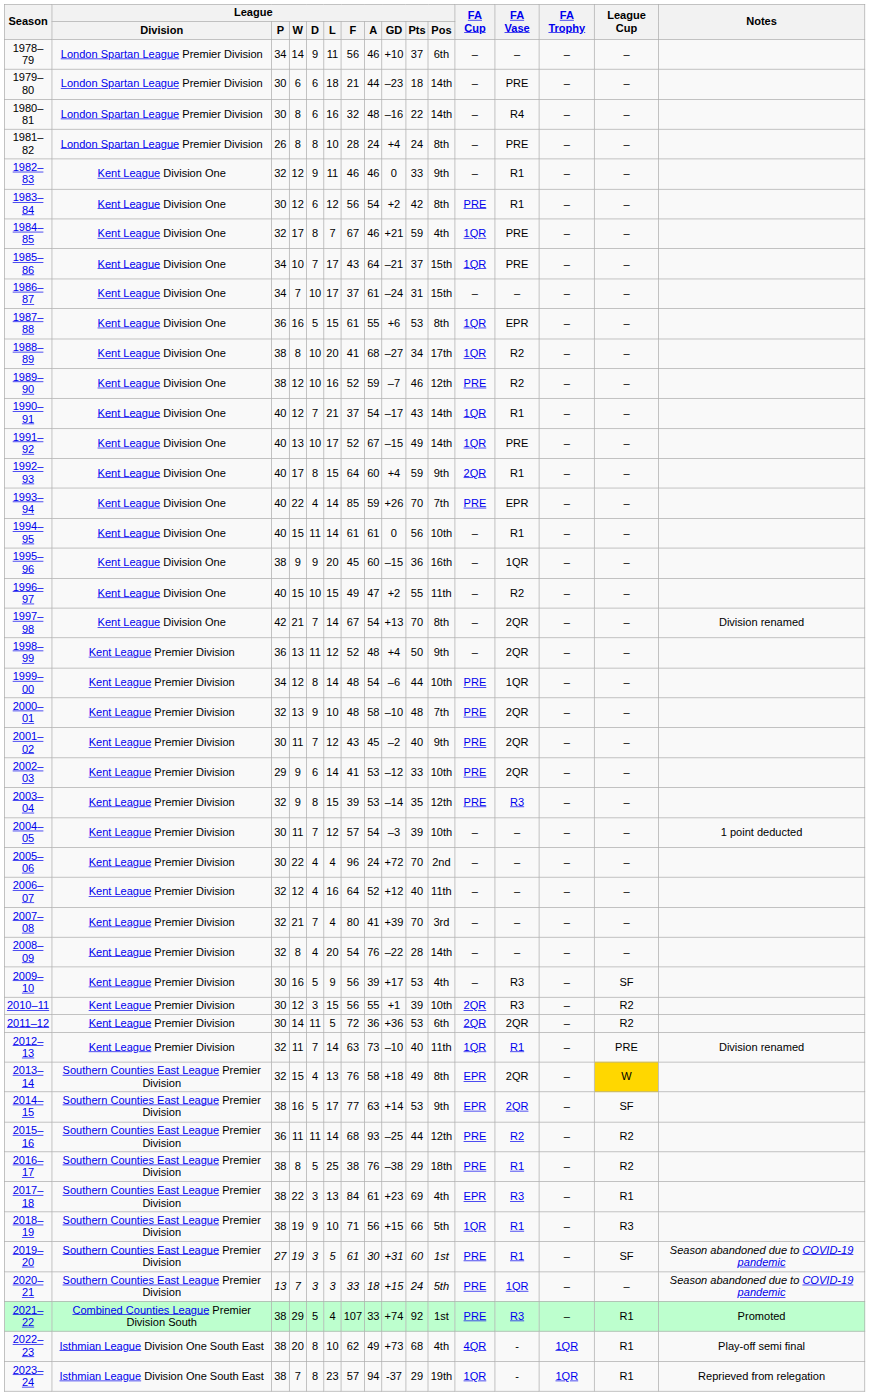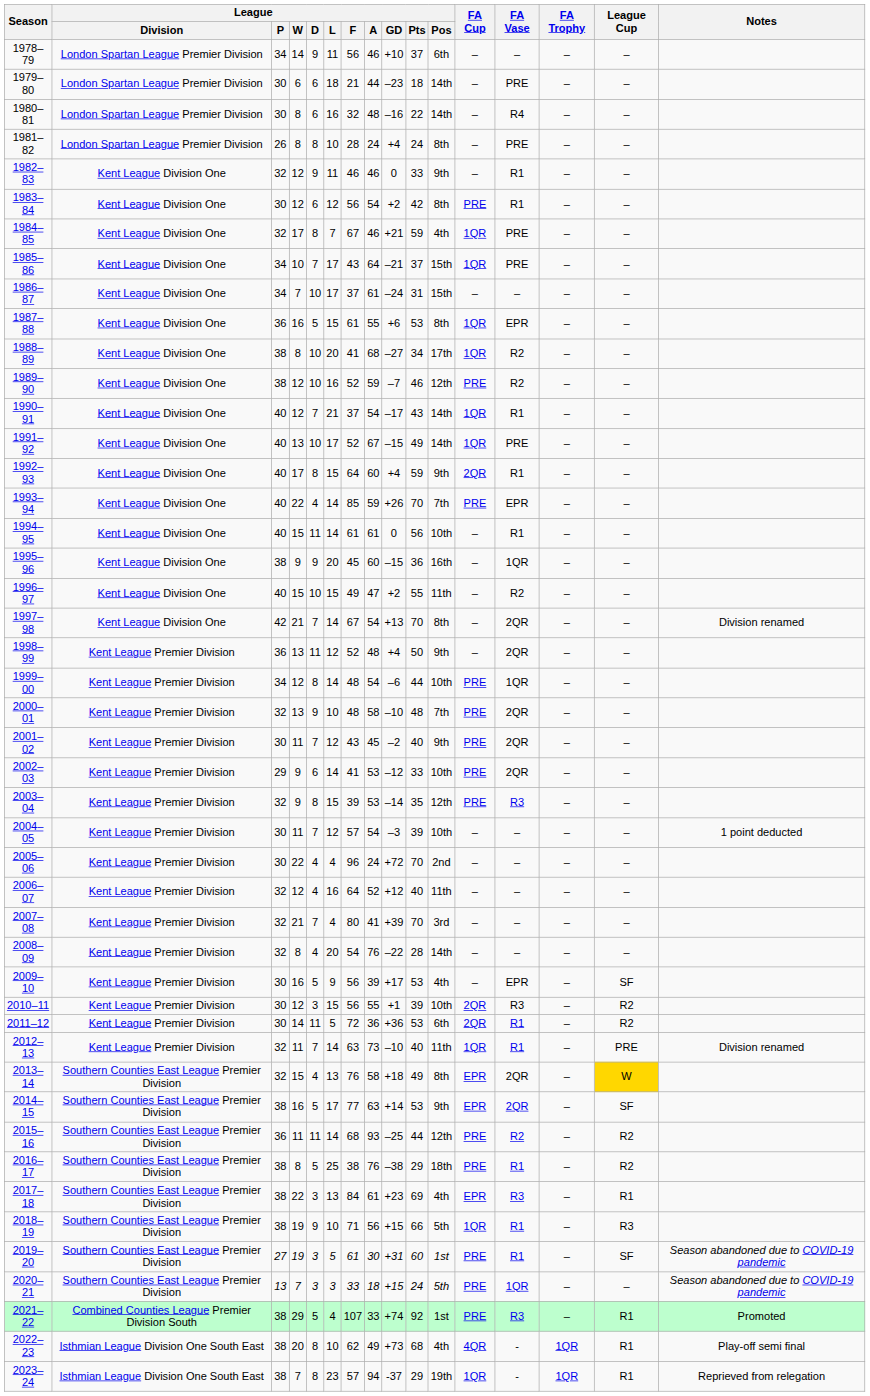(517, 982) R3 -> (517, 982) EPR
(517, 1023) 2QR -> (517, 1023) R1
